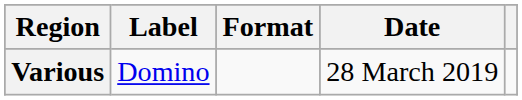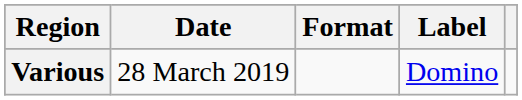columns swapped: (412, 26) <-> (163, 26)
